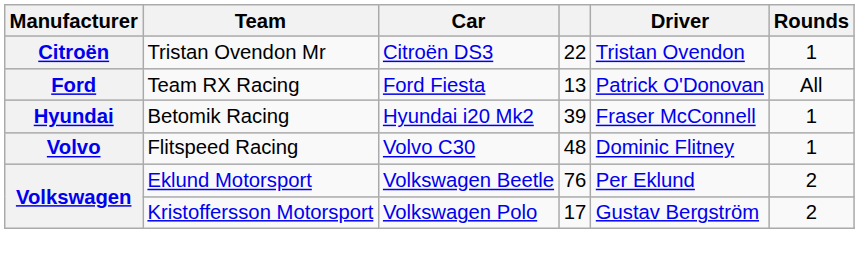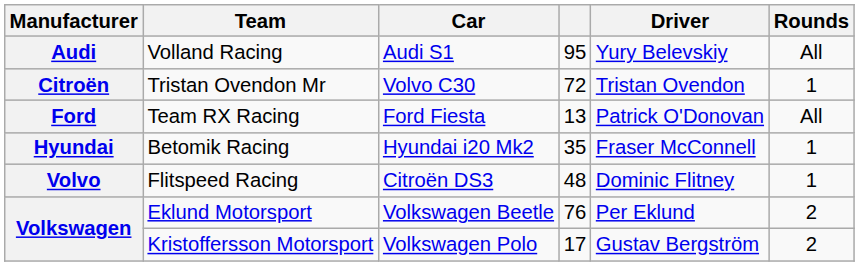+ row: (215, 52)
(438, 52) Citroën DS3 -> (429, 84) Volvo C30
(575, 52) 22 -> (575, 84) 72
(575, 116) 39 -> (575, 148) 35
(429, 148) Volvo C30 -> (438, 180) Citroën DS3
